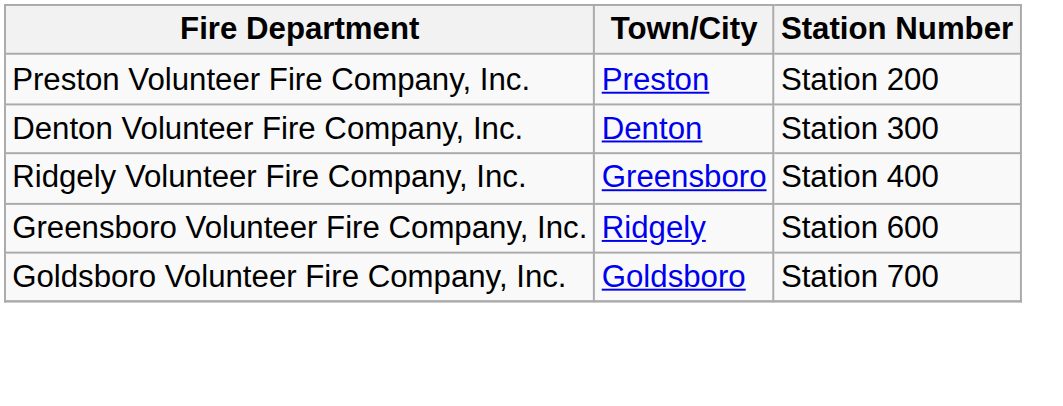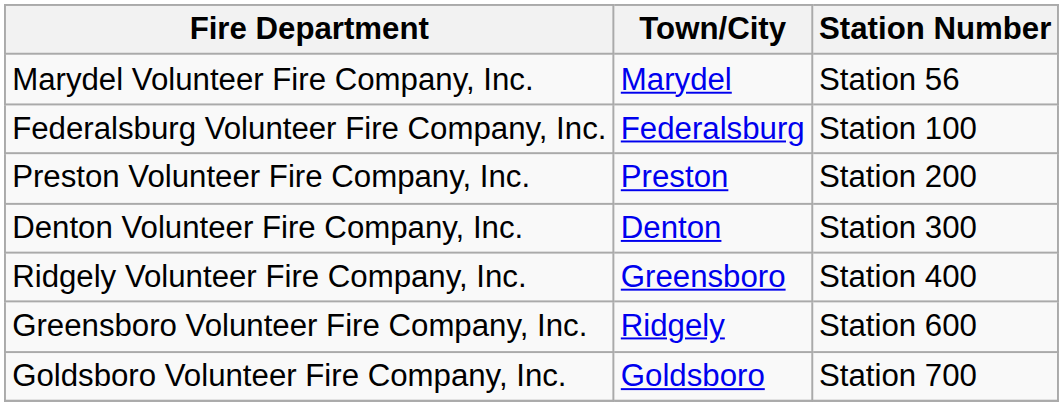+ row: (273, 78)
+ row: (309, 128)
